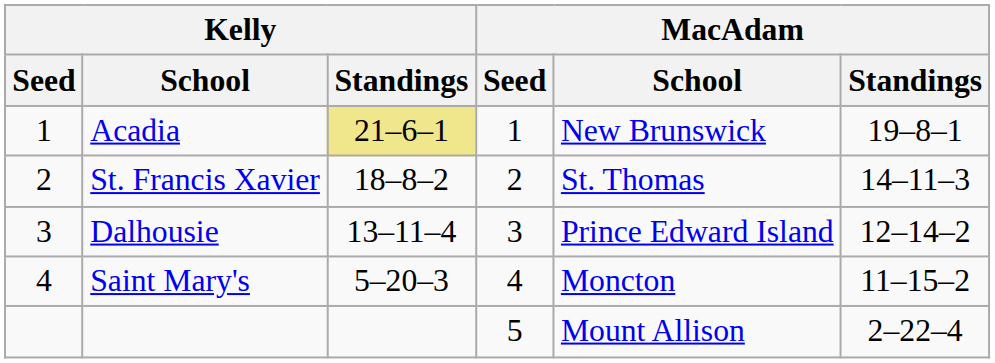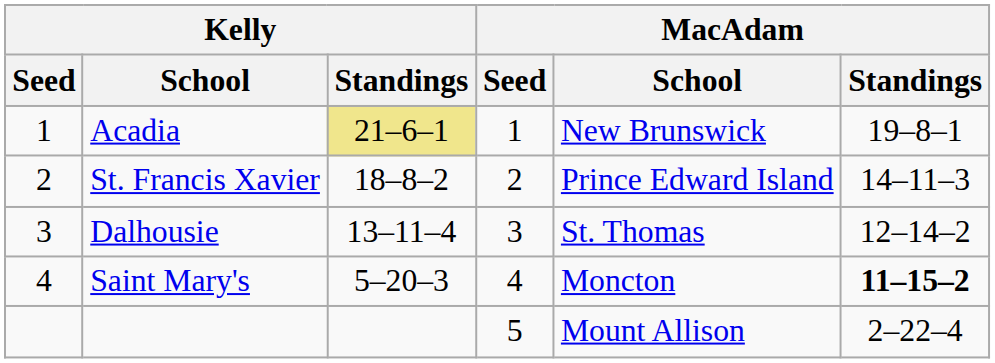(633, 180) St. Thomas -> (697, 180) Prince Edward Island
(697, 230) Prince Edward Island -> (633, 230) St. Thomas
(915, 280) normal -> (915, 280) bold
